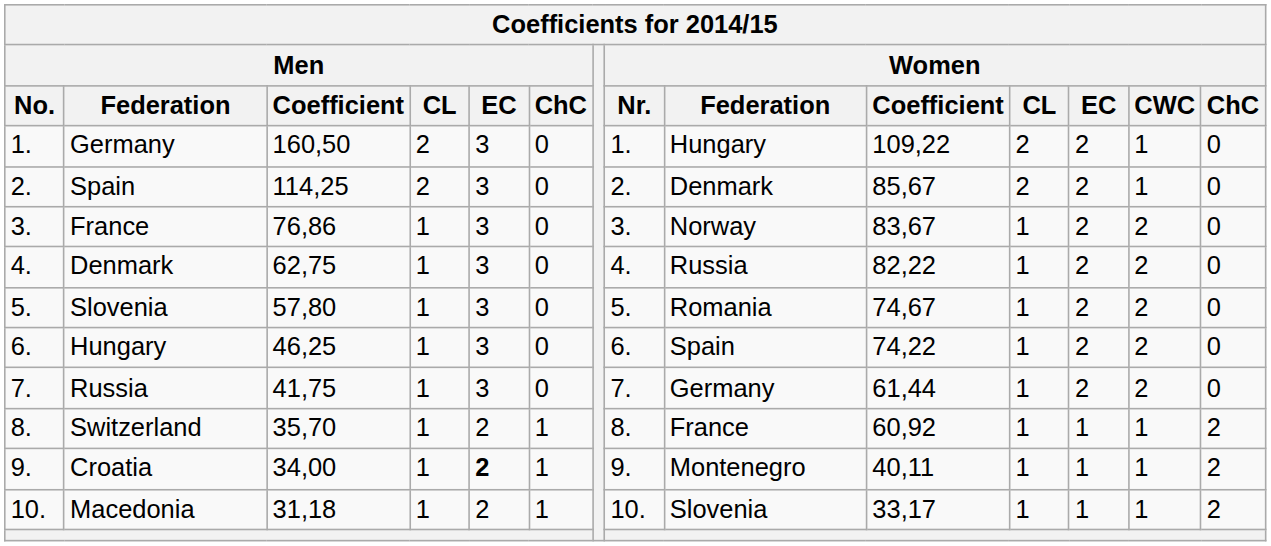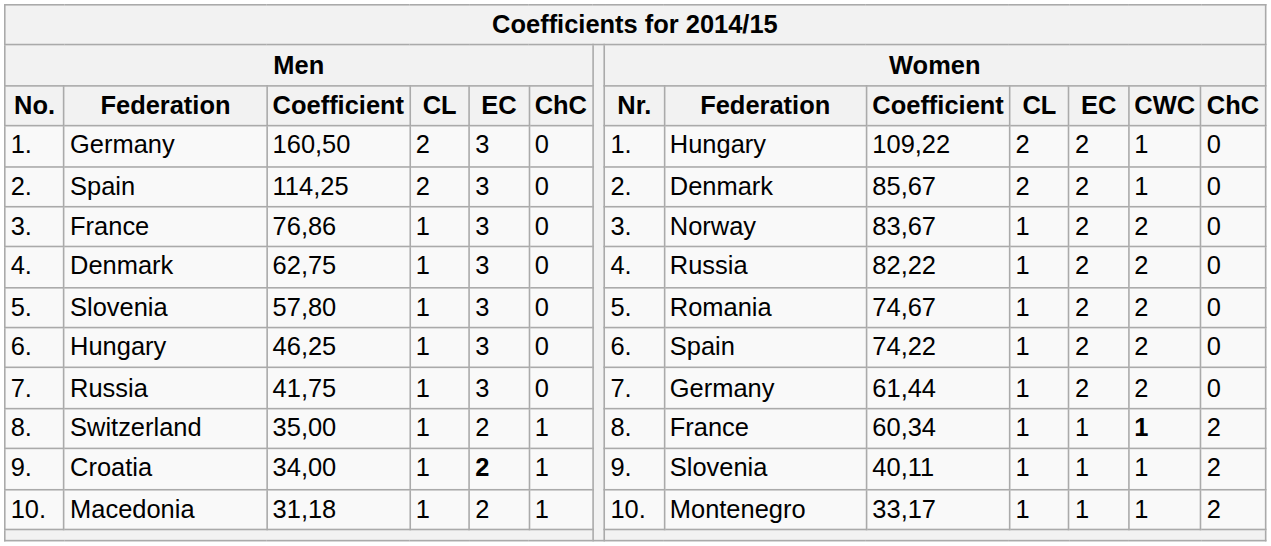(304, 428) 35,70 -> (304, 428) 35,00
(904, 428) 60,92 -> (904, 428) 60,34
(1141, 428) normal -> (1141, 428) bold
(738, 468) Montenegro -> (719, 468) Slovenia
(719, 508) Slovenia -> (738, 508) Montenegro
